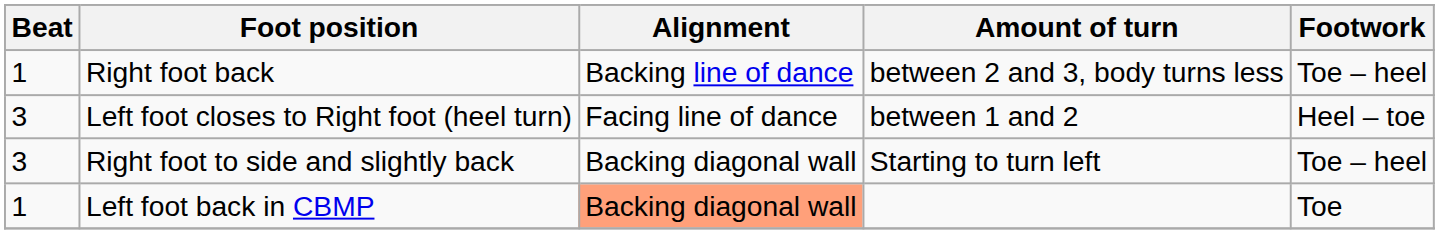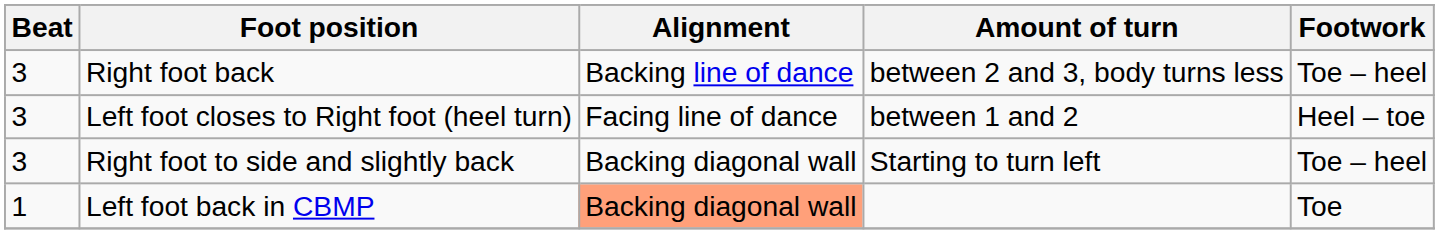(19, 72) 1 -> (19, 72) 3
